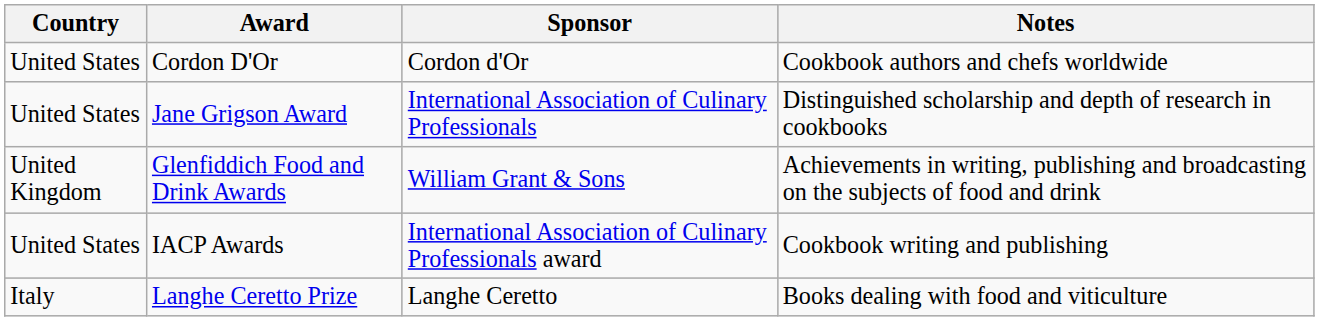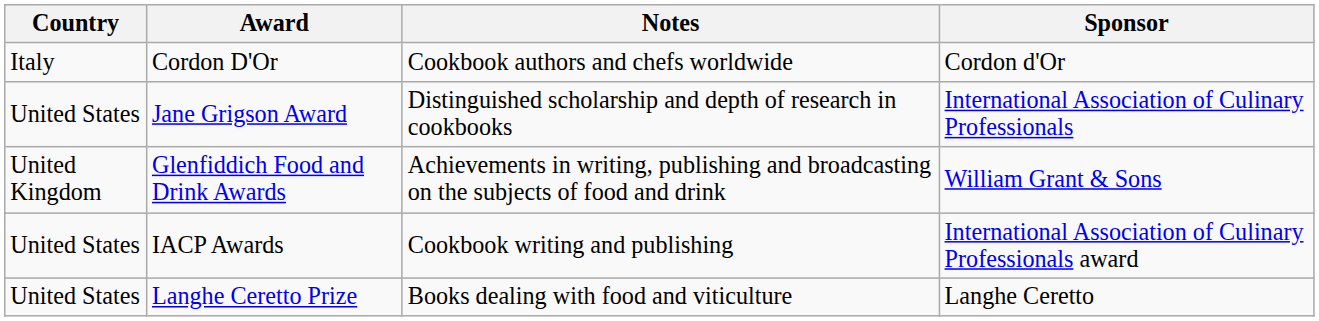columns swapped: (590, 23) <-> (1046, 23)
(75, 61) United States -> (32, 61) Italy
(32, 296) Italy -> (75, 296) United States
